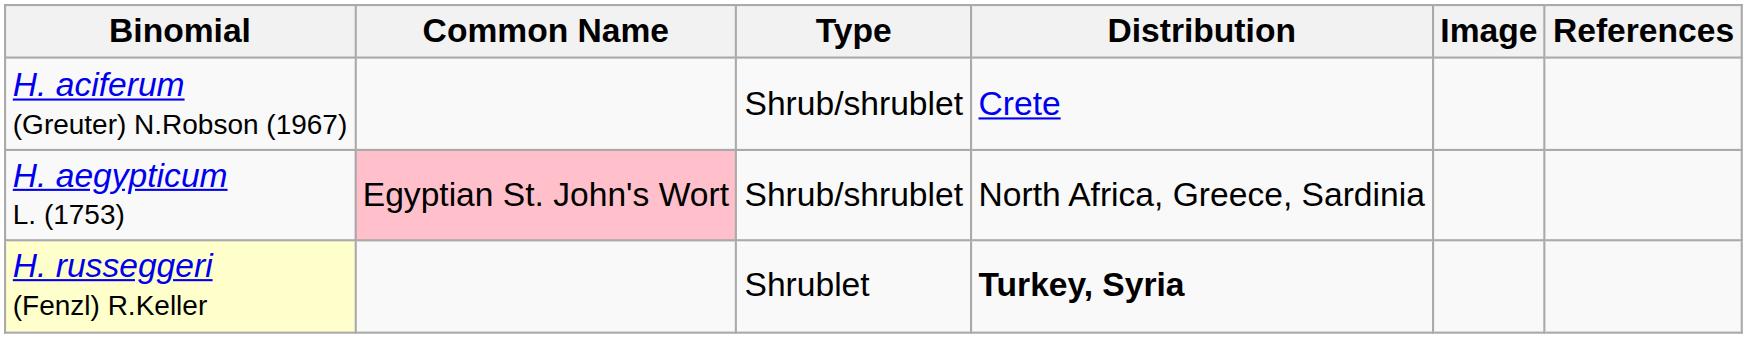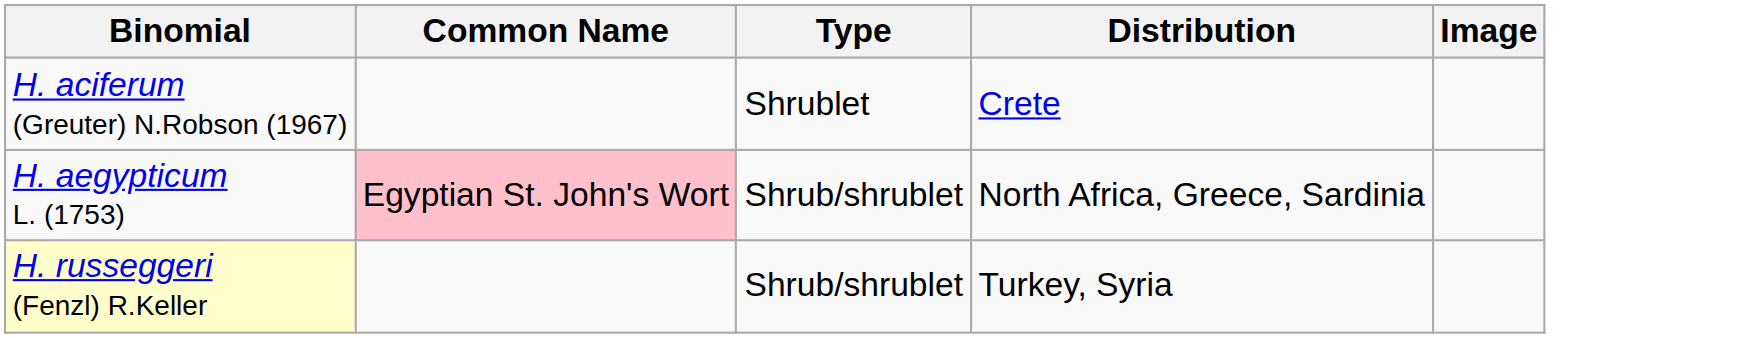- column: (1644, 31)
(854, 103) Shrub/shrublet -> (807, 103) Shrublet
(807, 285) Shrublet -> (854, 285) Shrub/shrublet
(1082, 285) bold -> (1076, 285) normal
